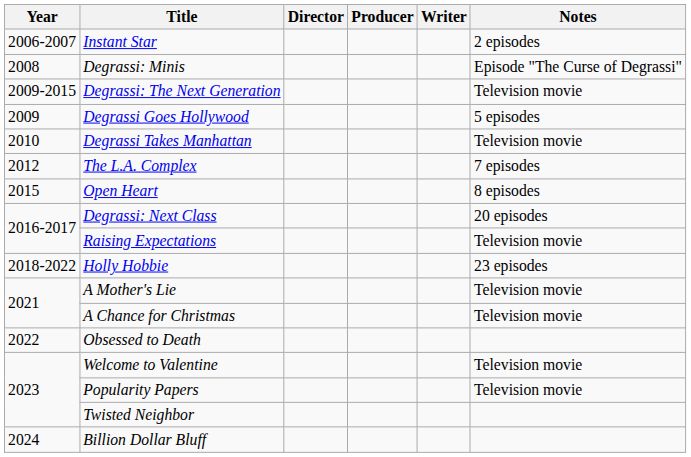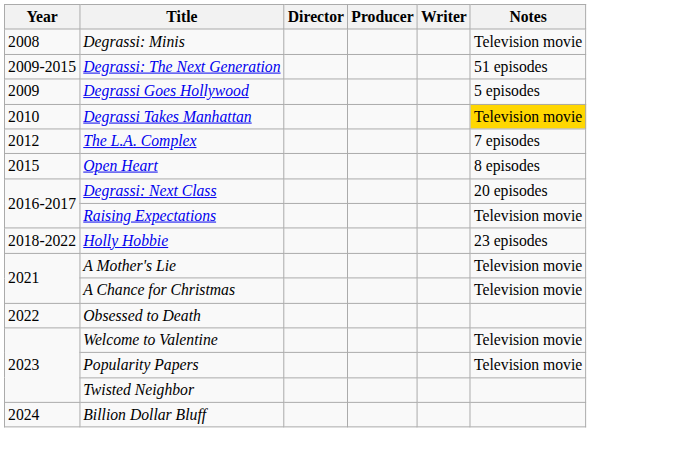- row: (120, 41)
(578, 66) Episode "The Curse of Degrassi" -> (528, 41) Television movie
(528, 91) Television movie -> (511, 66) 51 episodes
(528, 141) no background -> (528, 116) gold background
